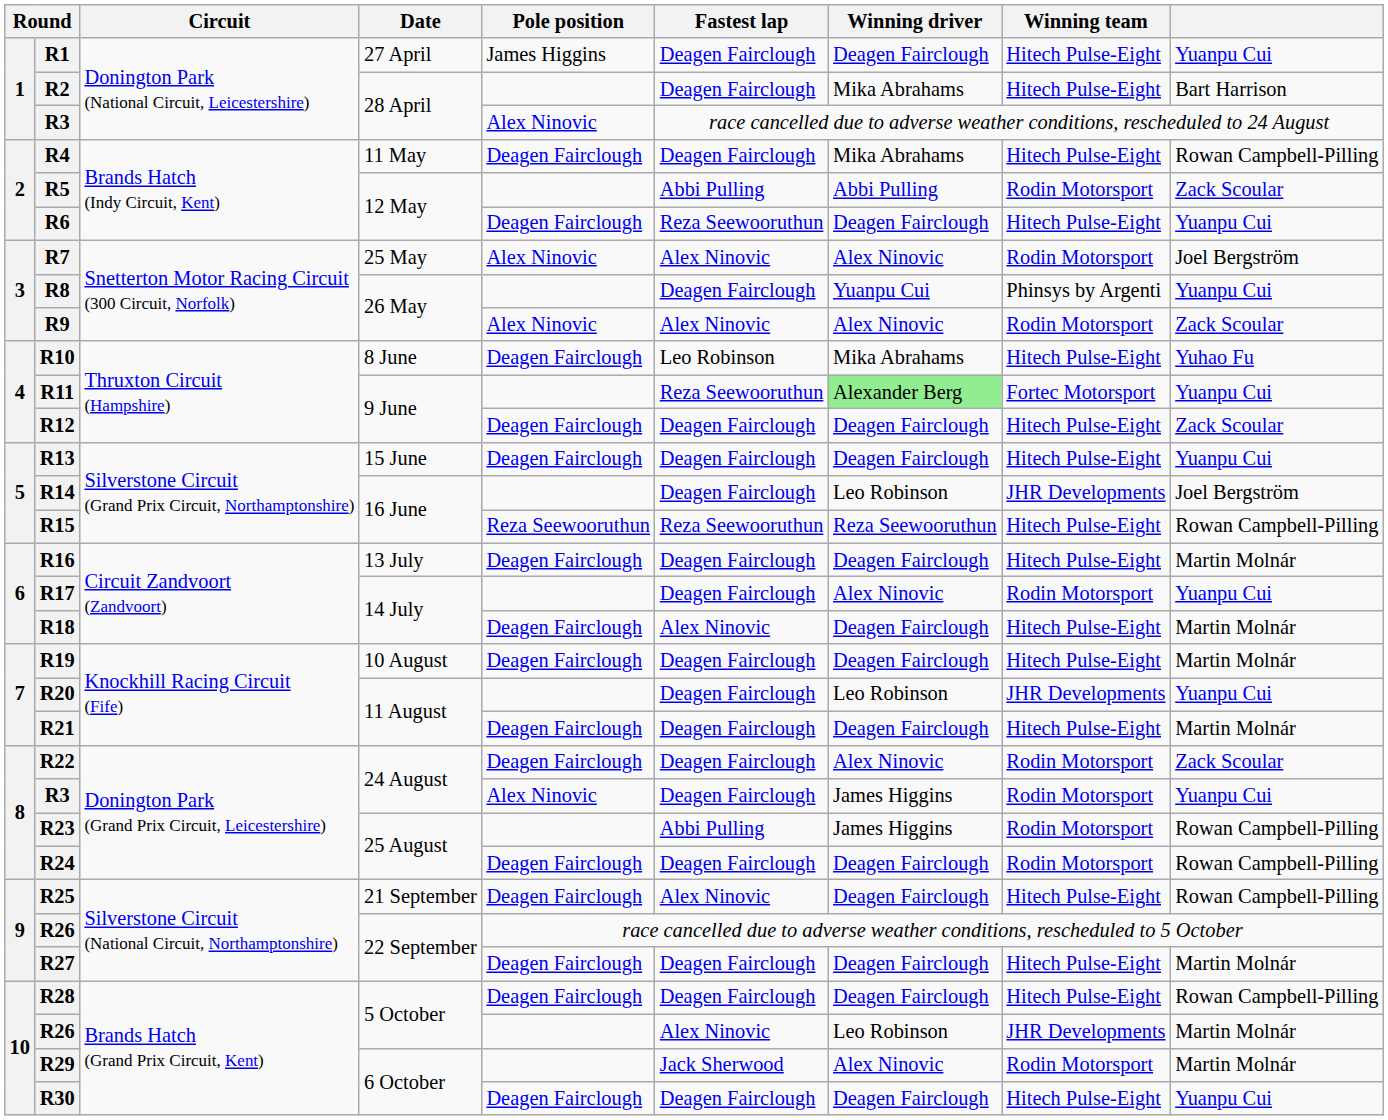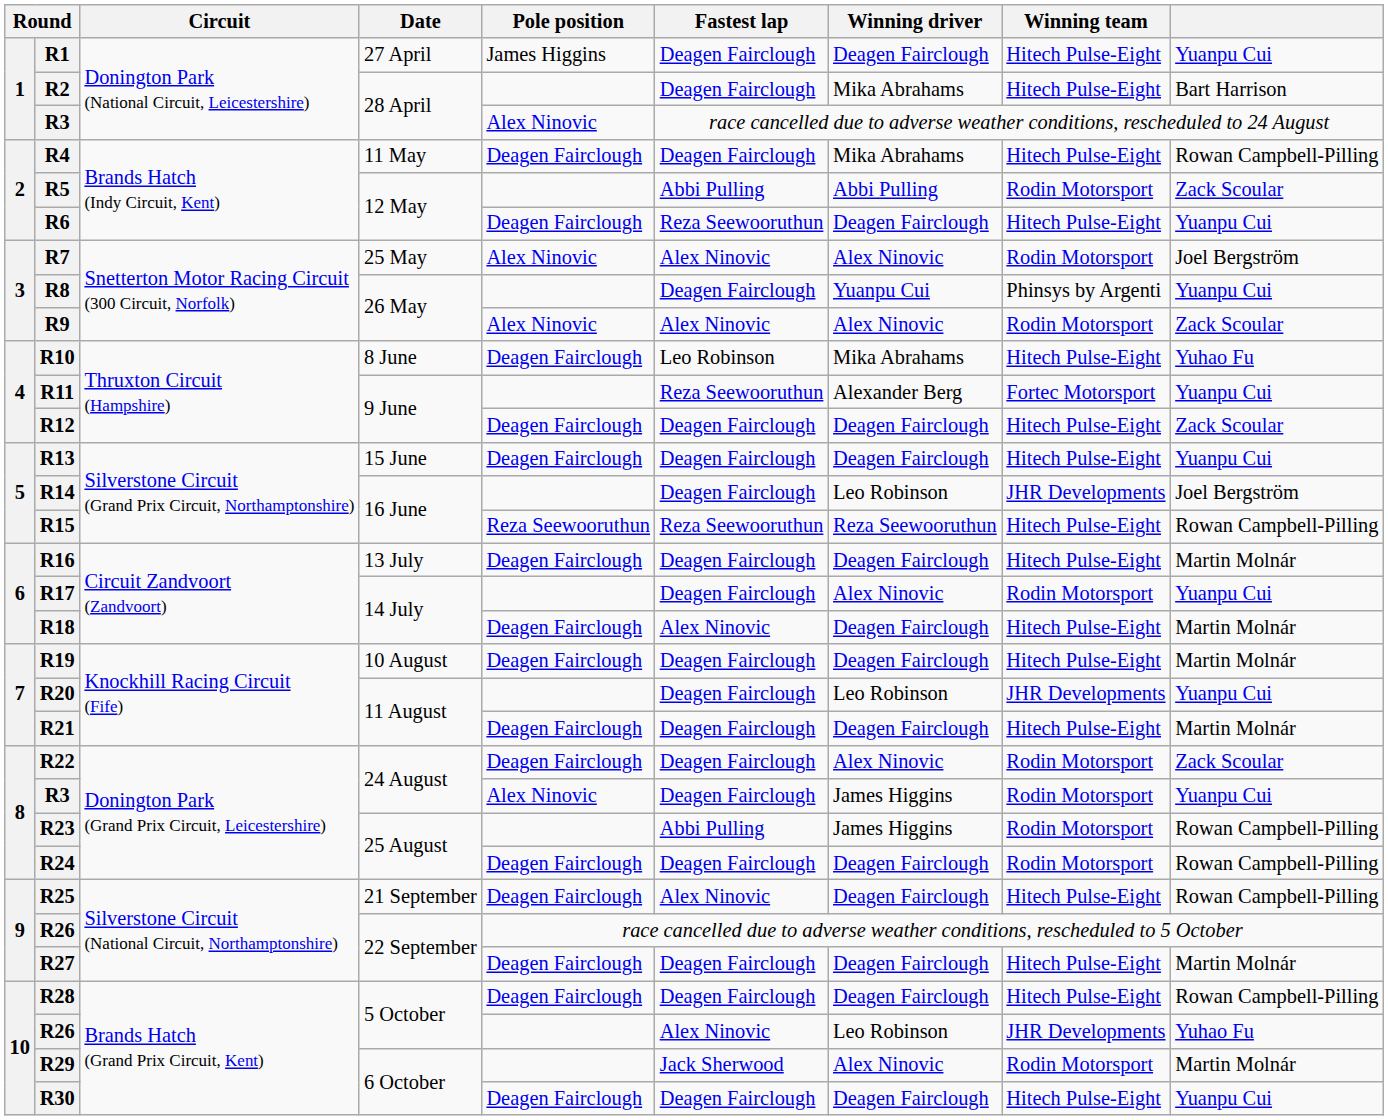(898, 391) lightgreen background -> (898, 391) no background
(1235, 1030) Martin Molnár -> (1215, 1030) Yuhao Fu
